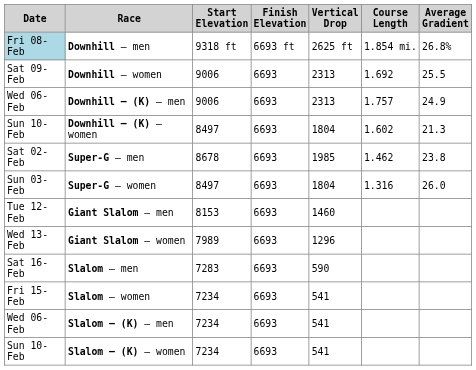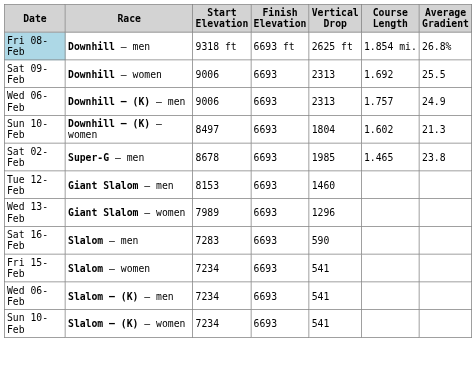(379, 157) 1.462 -> (379, 157) 1.465
- row: (112, 185)
